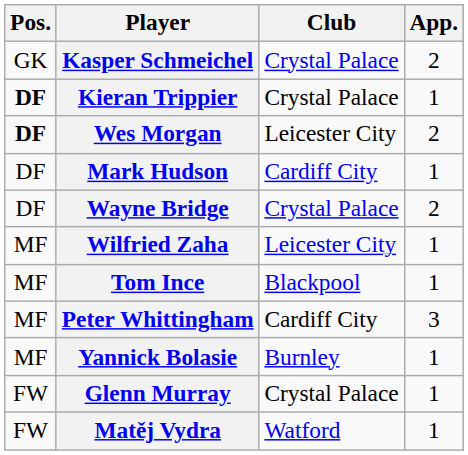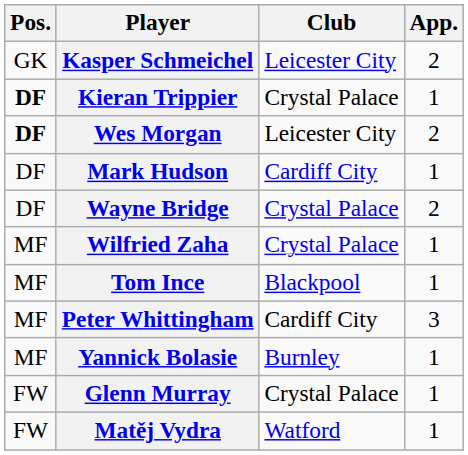(332, 60) Crystal Palace -> (330, 60) Leicester City
(330, 245) Leicester City -> (332, 245) Crystal Palace
